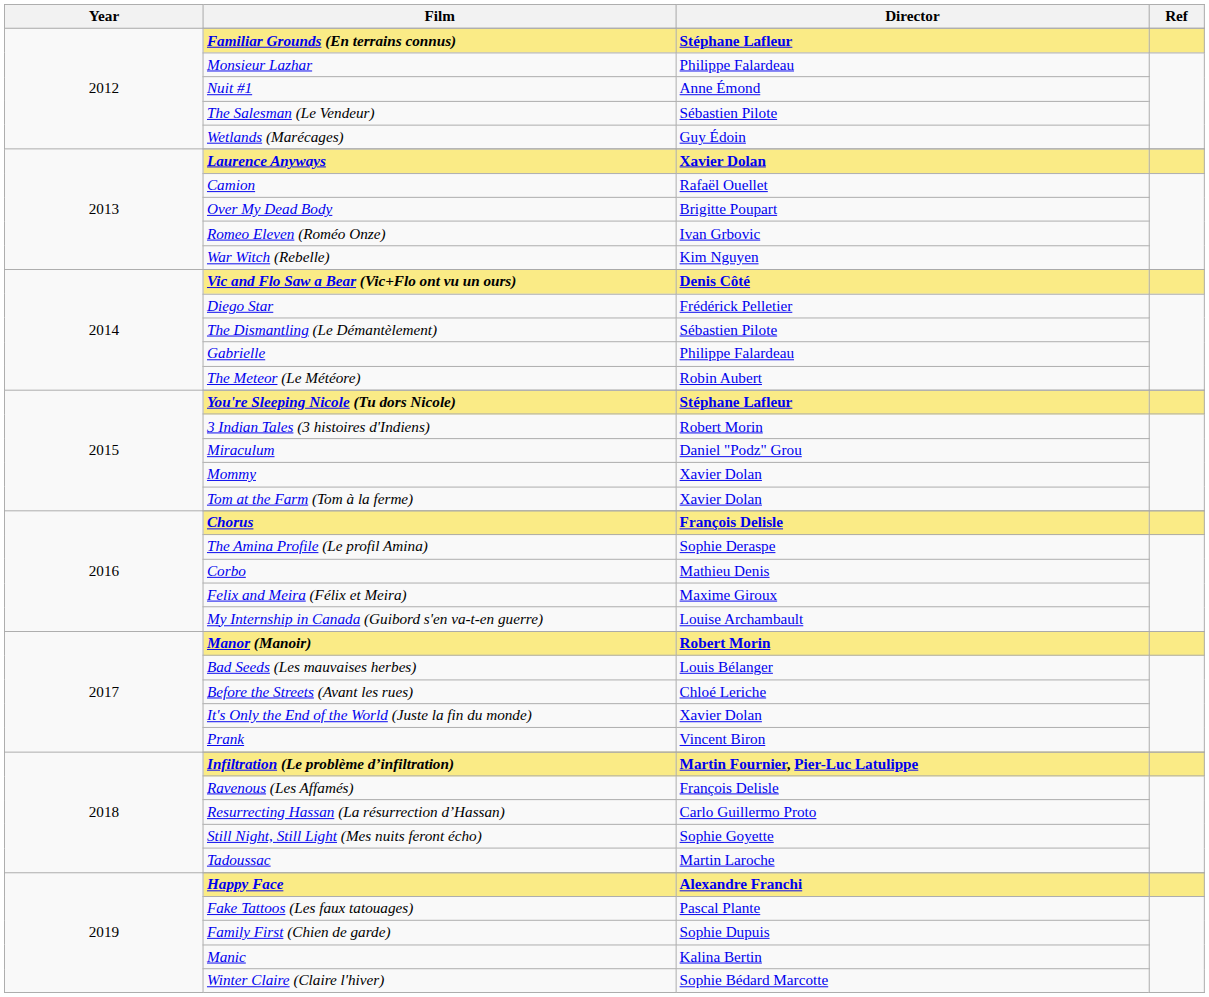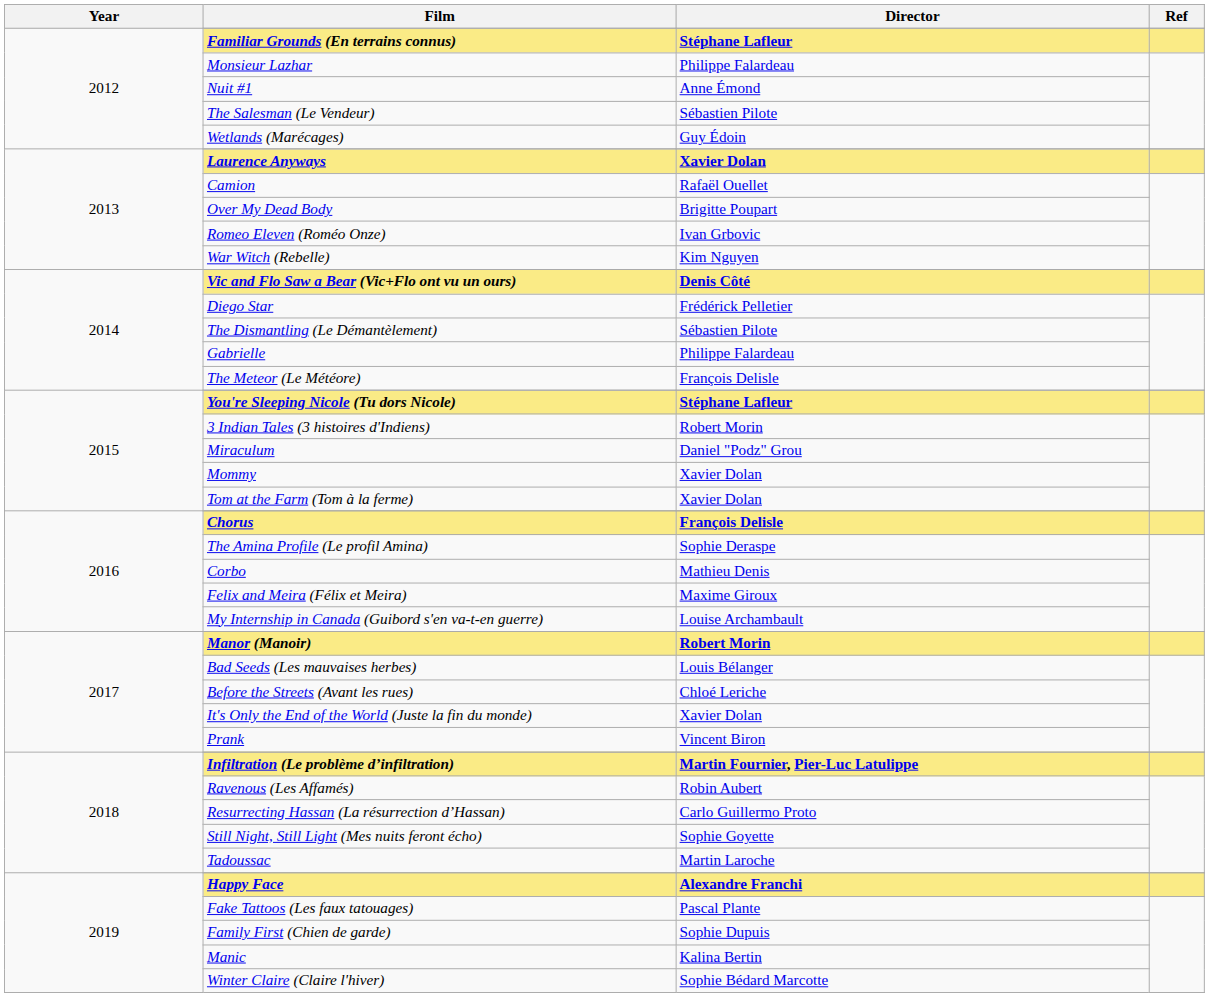(721, 378) Robin Aubert -> (729, 378) François Delisle
(729, 787) François Delisle -> (721, 787) Robin Aubert
